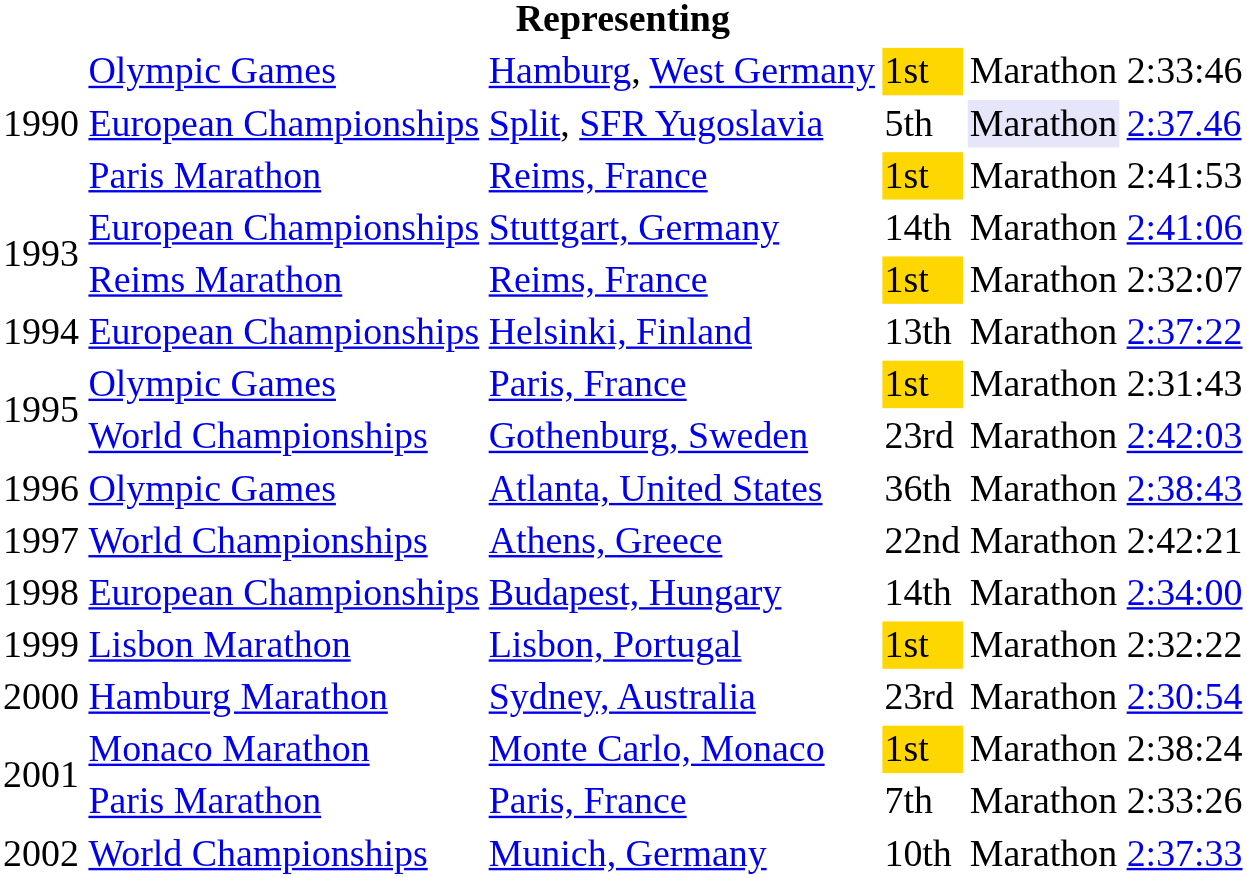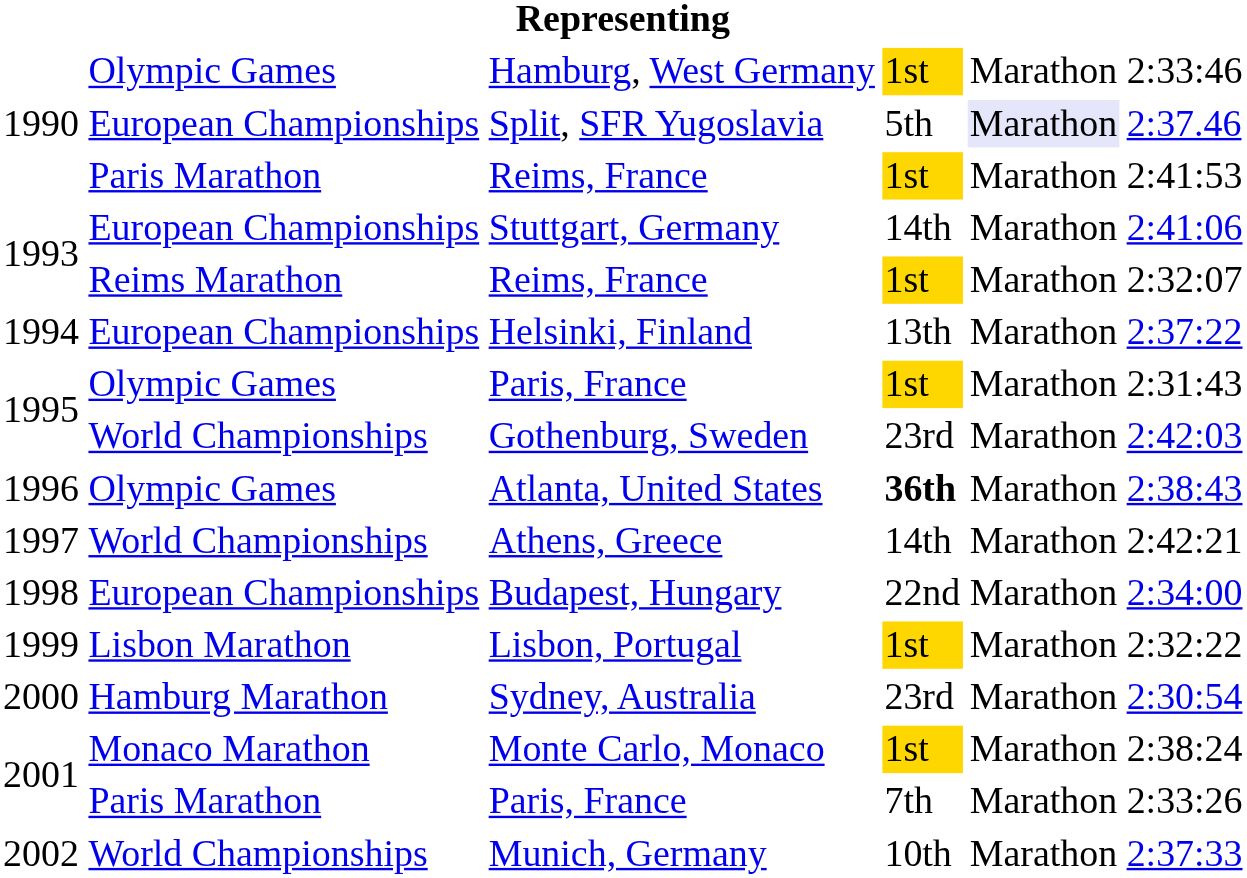(918, 488) normal -> (920, 488) bold
(922, 540) 22nd -> (918, 540) 14th
(918, 592) 14th -> (922, 592) 22nd
